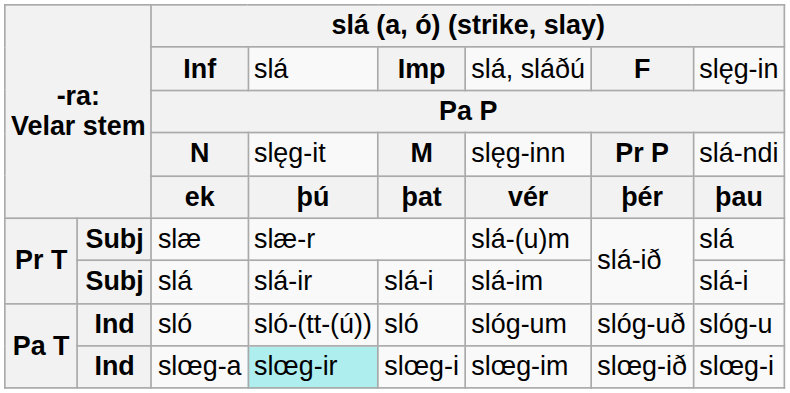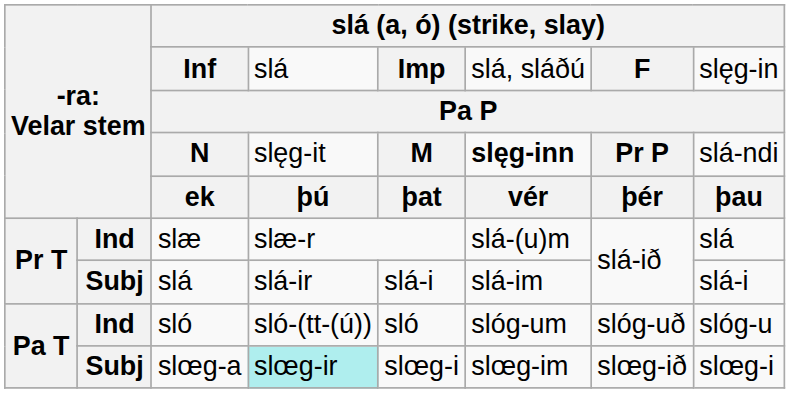(518, 153) normal -> (523, 153) bold
(115, 238) Subj -> (115, 238) Ind
(115, 366) Ind -> (115, 366) Subj
